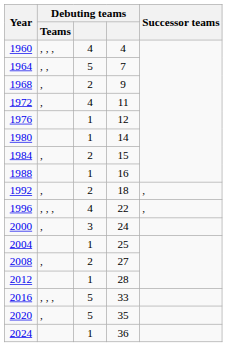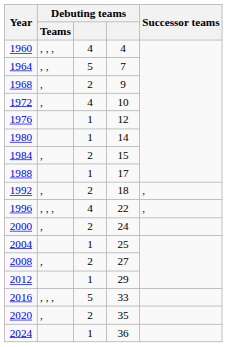(123, 102) 11 -> (123, 102) 10
(123, 173) 16 -> (123, 173) 17
(90, 226) 3 -> (90, 226) 2
(123, 279) 28 -> (123, 279) 29
(90, 315) 5 -> (90, 315) 2
